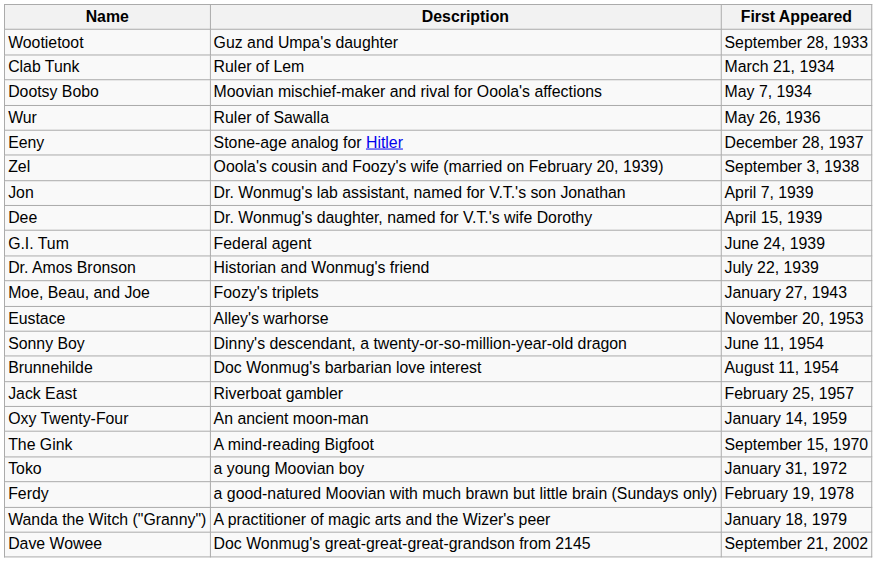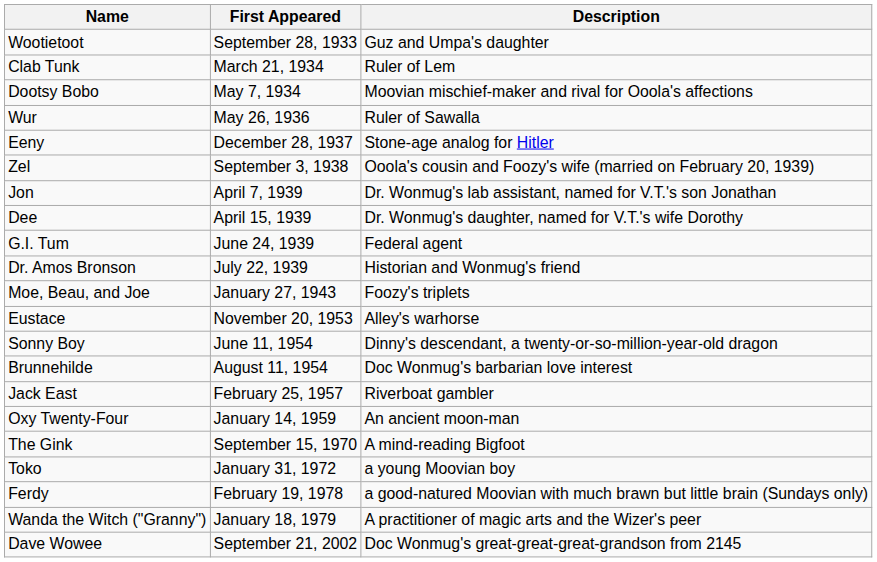columns swapped: (796, 17) <-> (465, 17)
